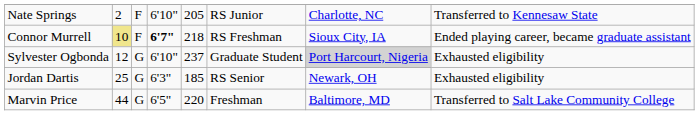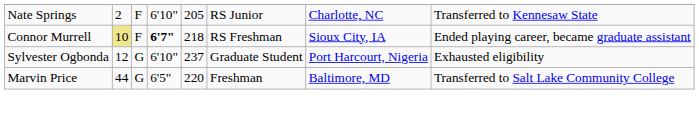(368, 57) lightgrey background -> (368, 57) no background
- row: (43, 78)
